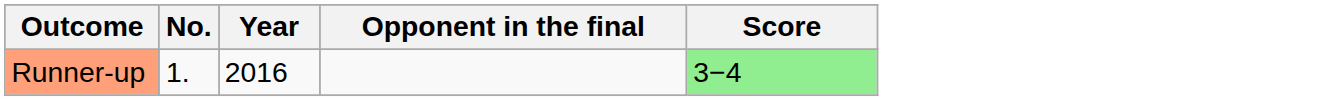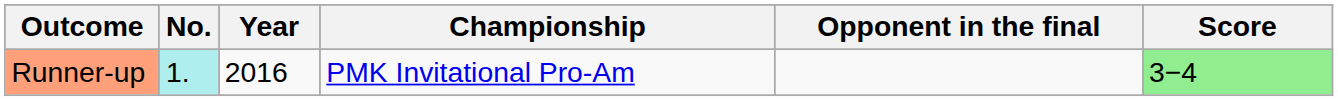+ column: (548, 26)
(178, 71) no background -> (178, 71) paleturquoise background
